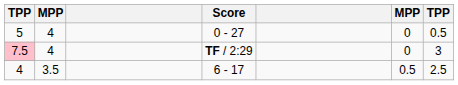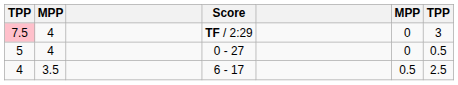rows swapped: (20, 32) <-> (20, 51)
